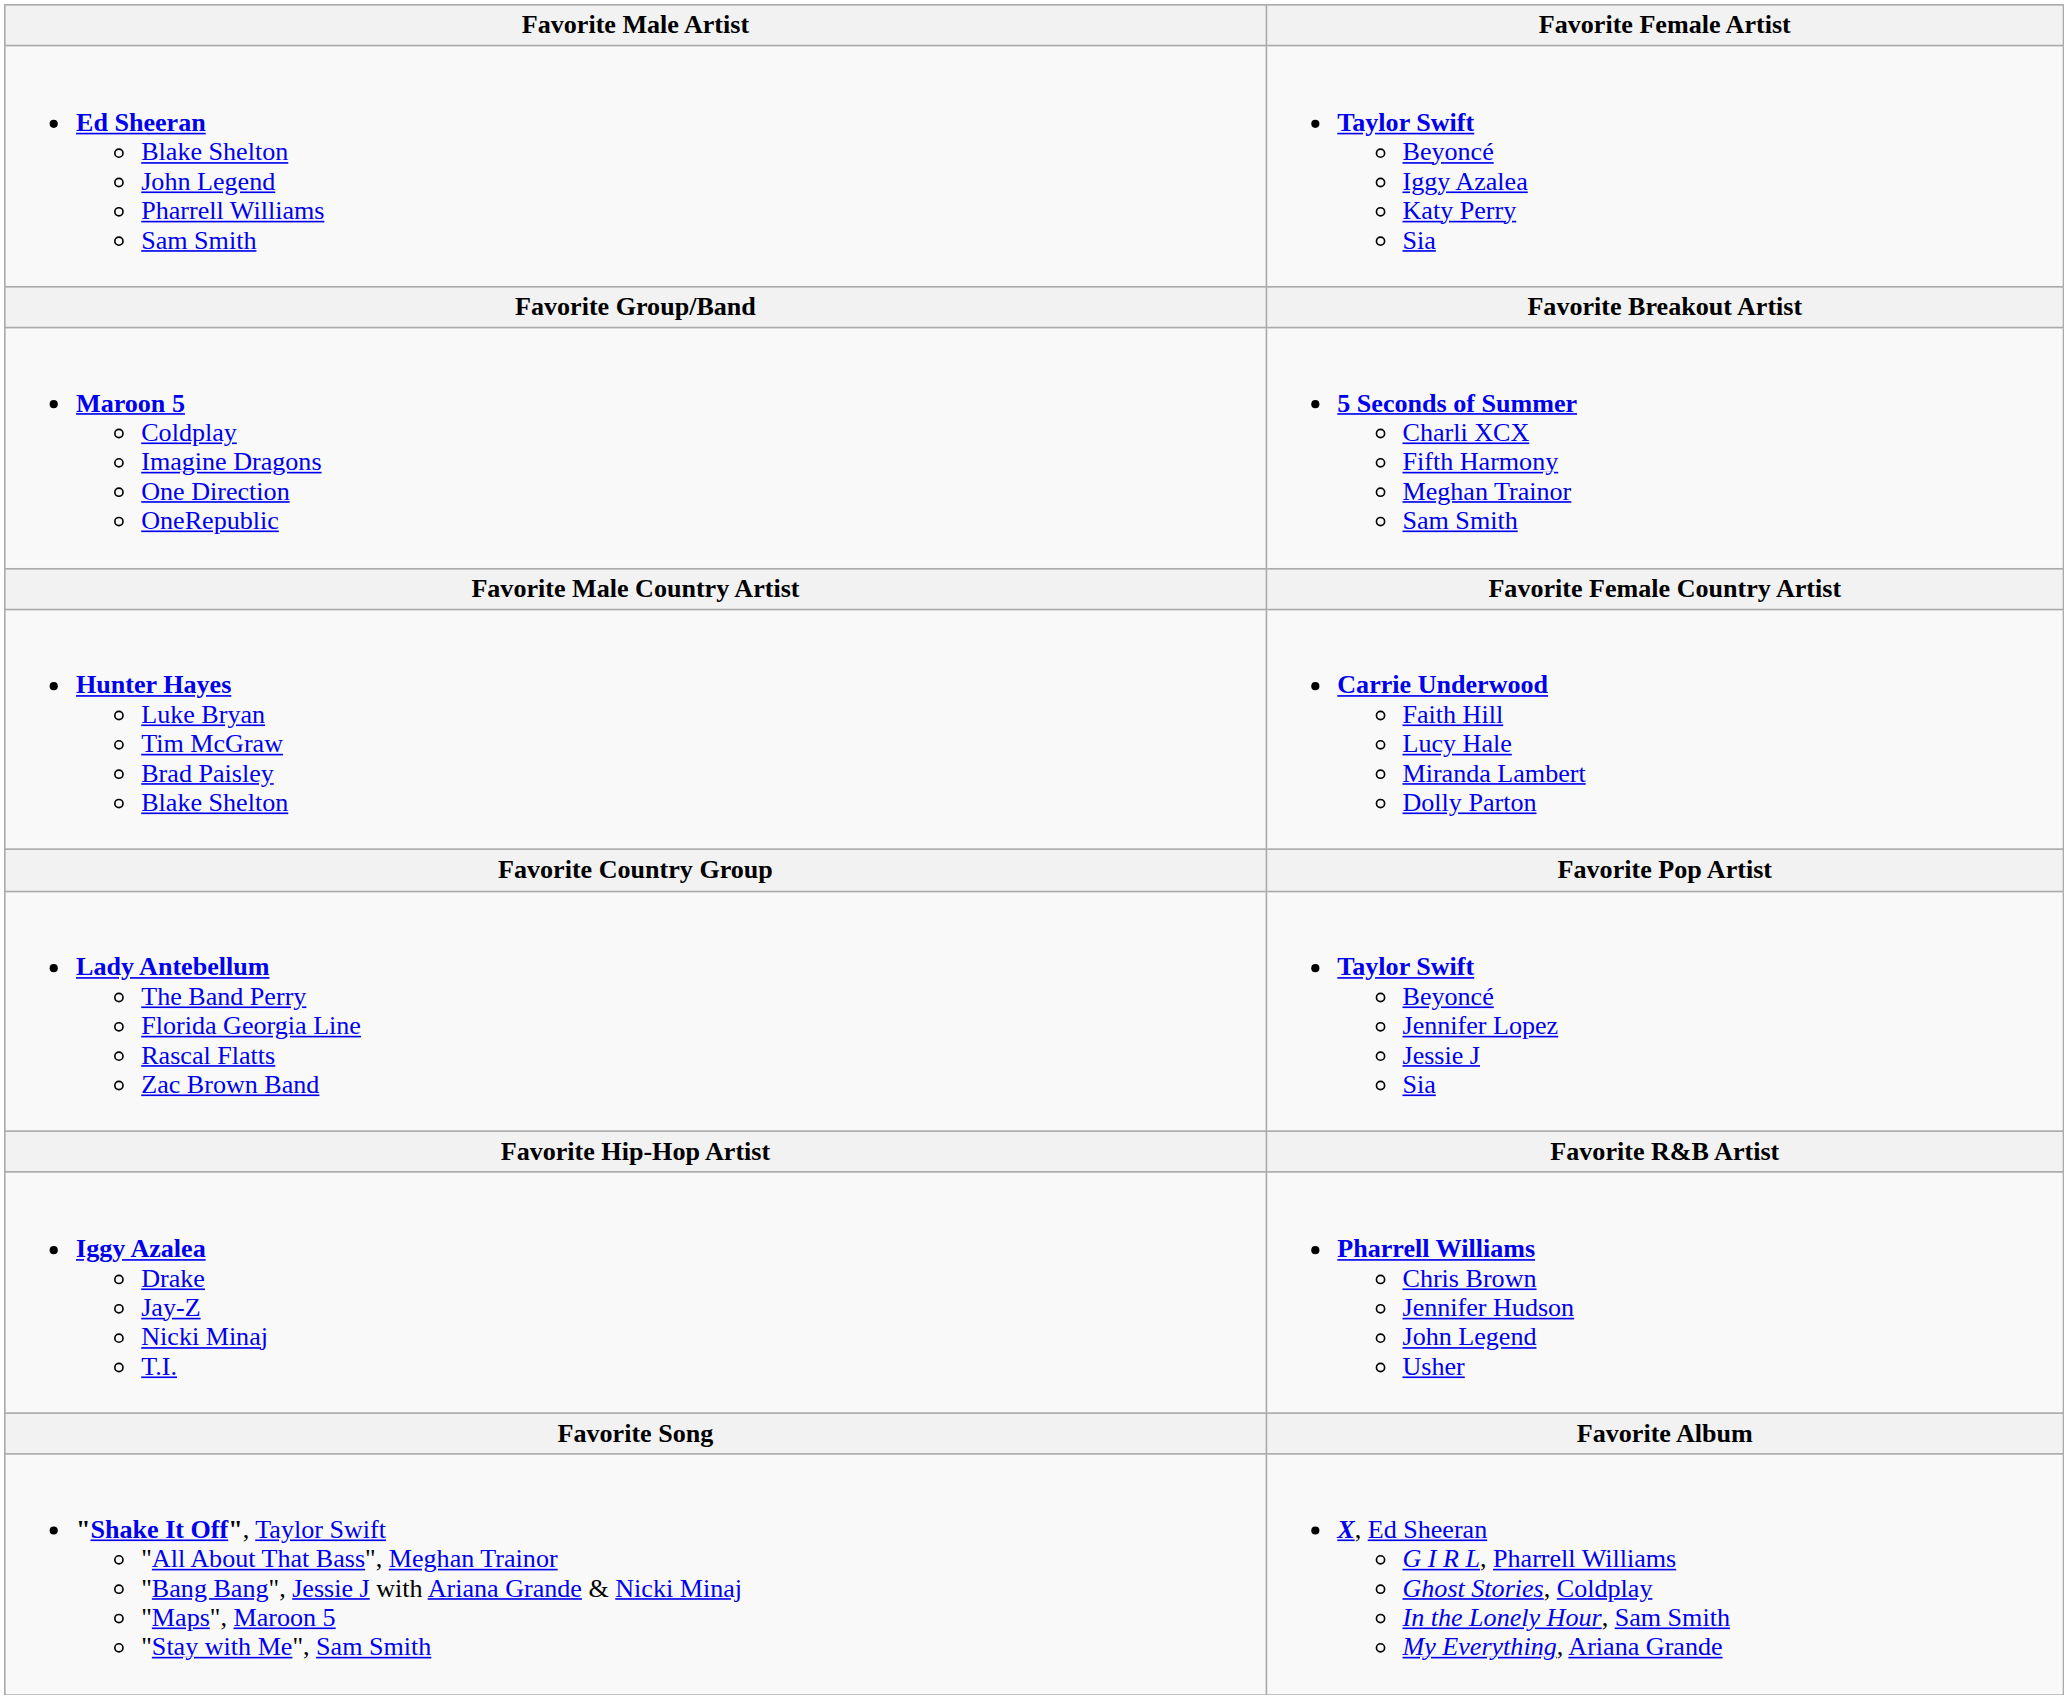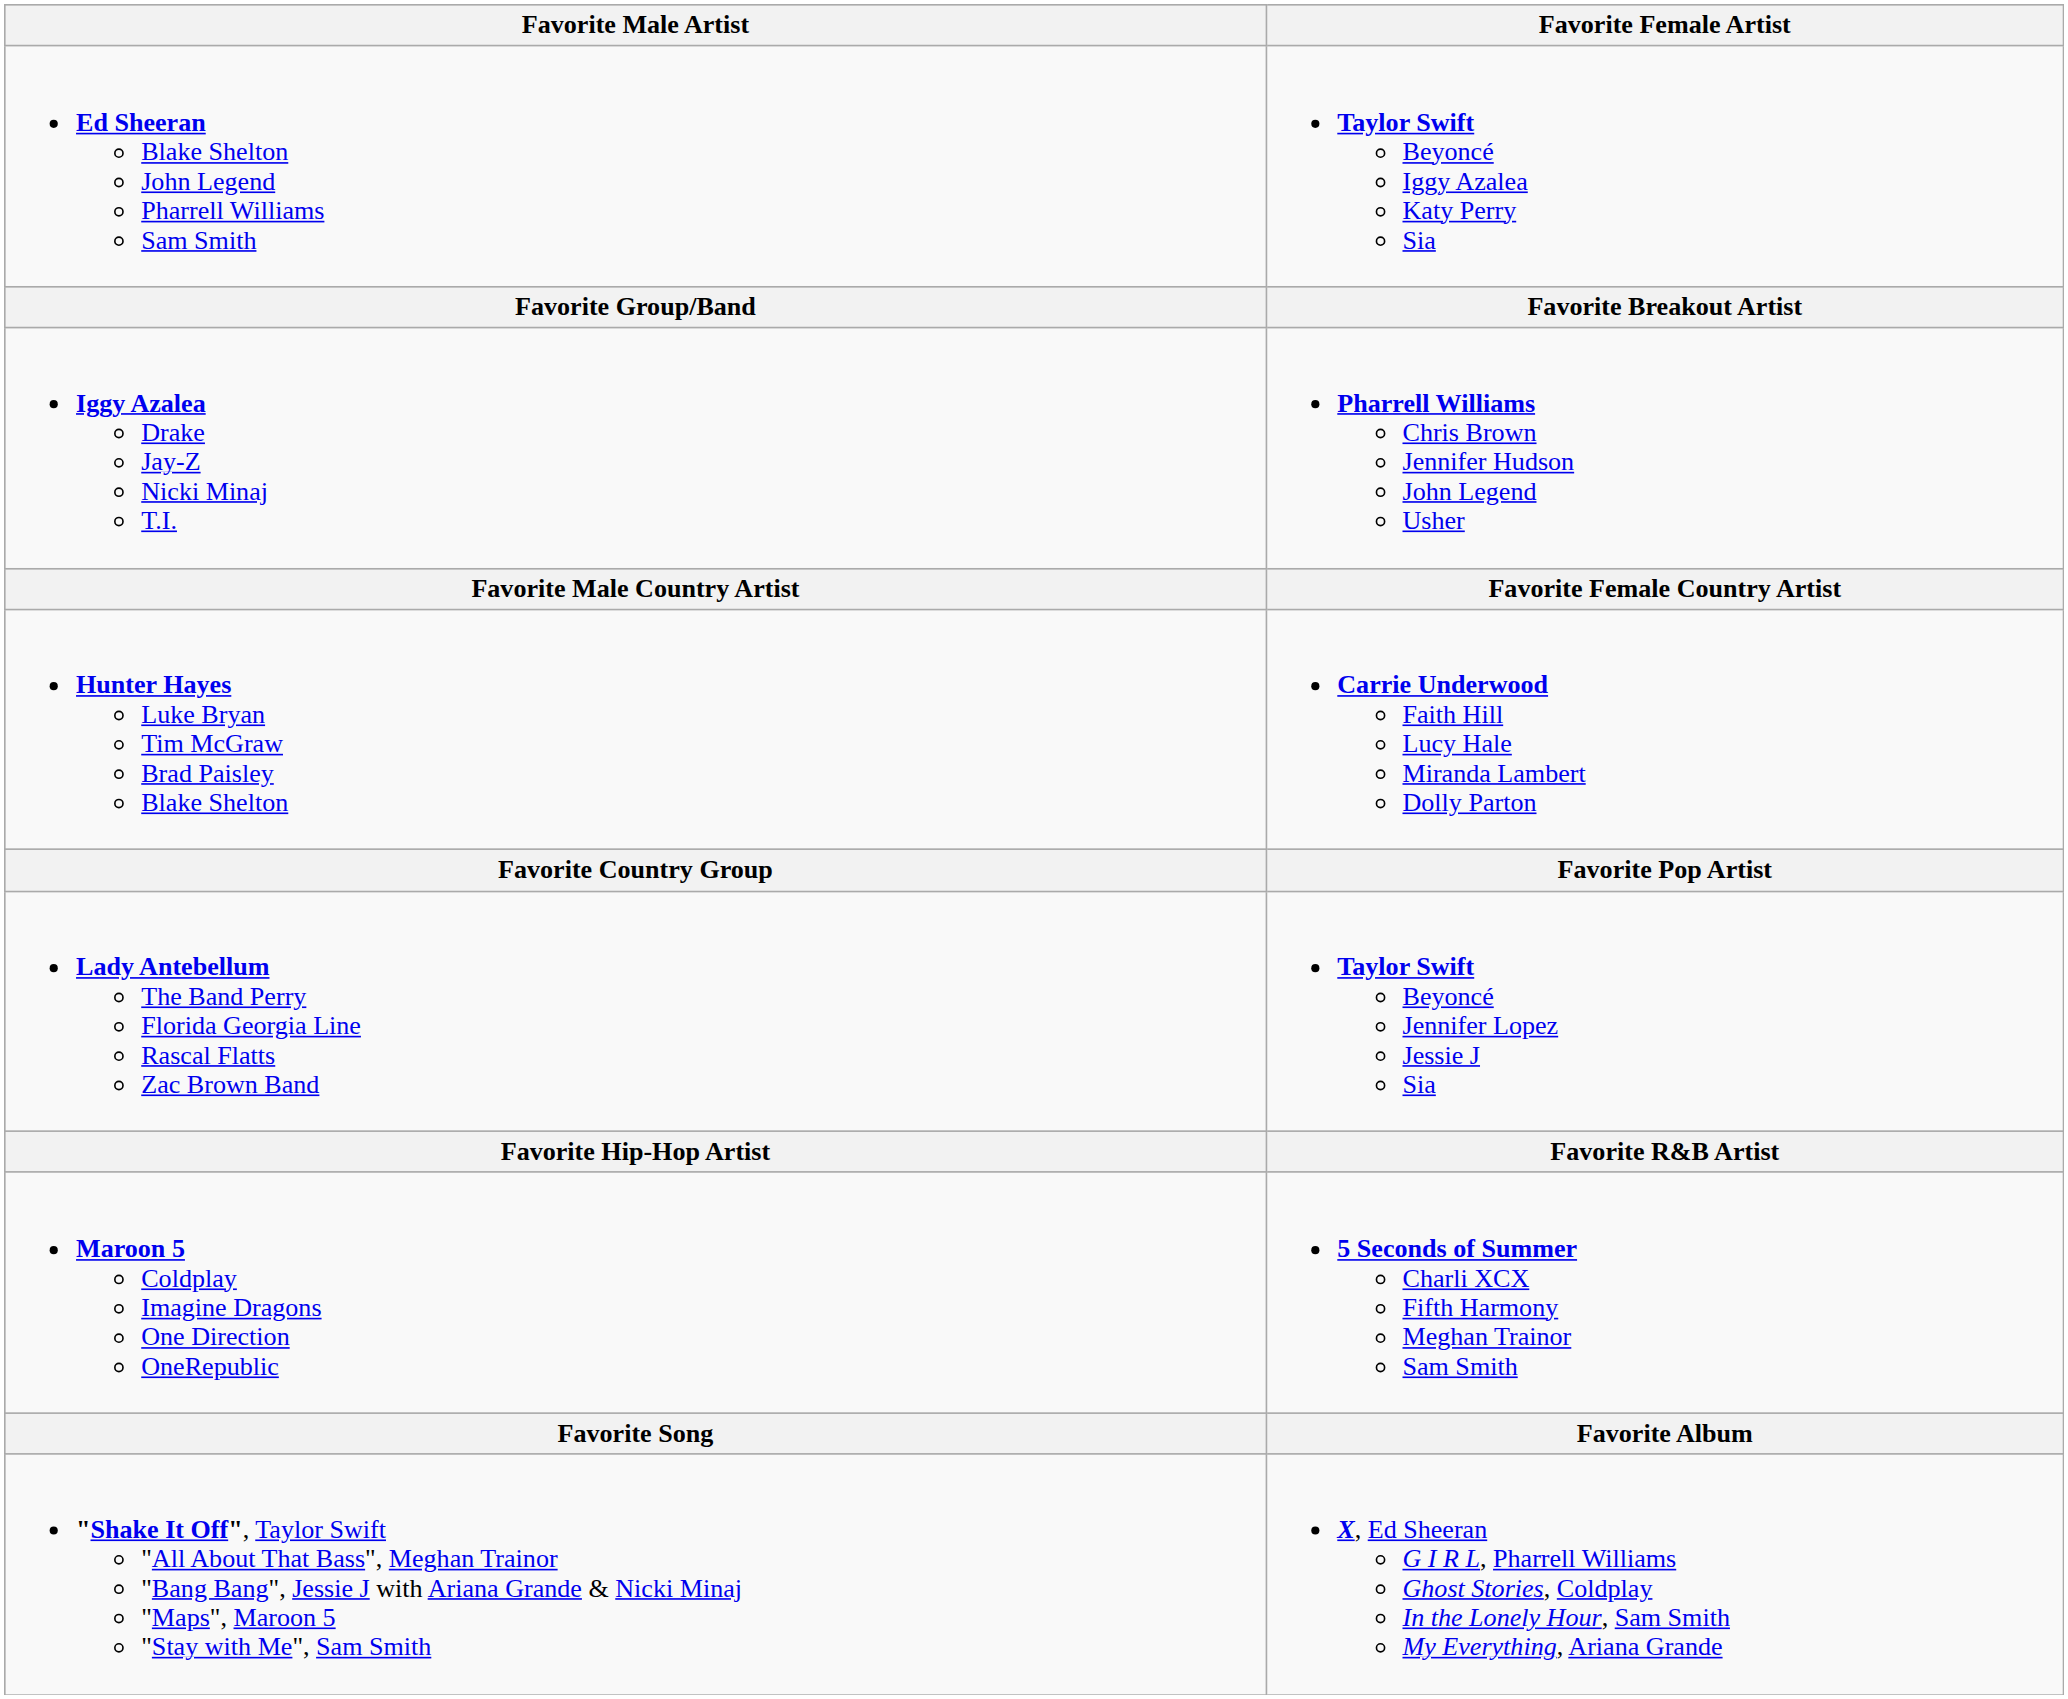rows swapped: (635, 463) <-> (635, 1307)
